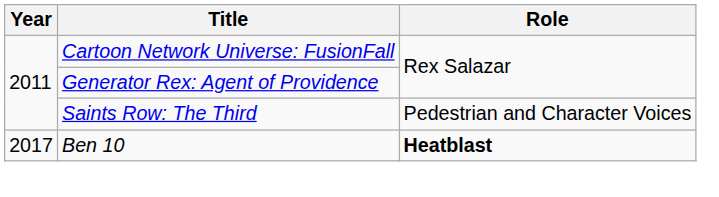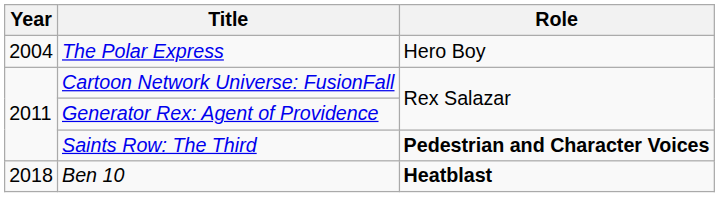+ row: (143, 51)
(547, 113) normal -> (557, 144) bold
(31, 144) 2017 -> (31, 176) 2018
